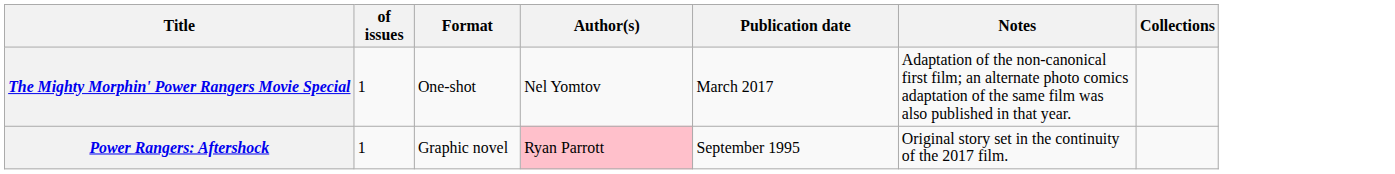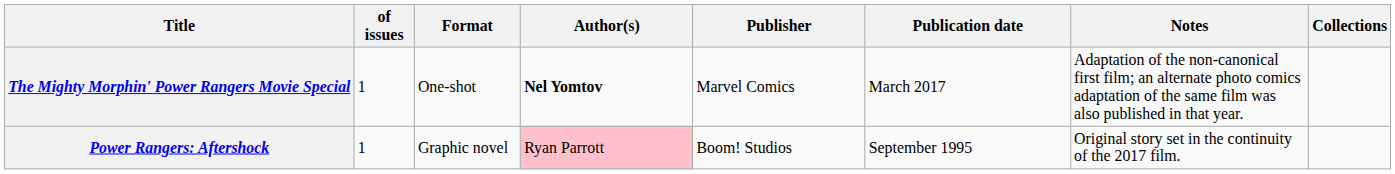+ column: (779, 25)
(562, 86) normal -> (563, 86) bold
